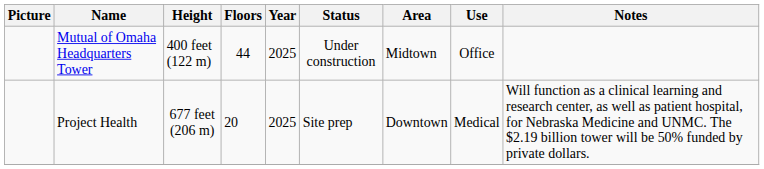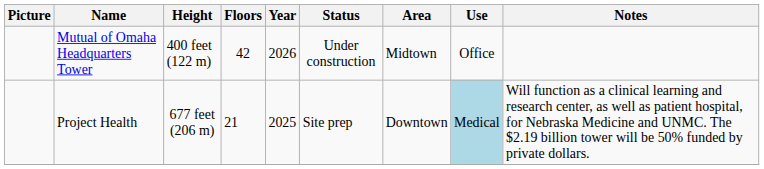(243, 53) 44 -> (243, 53) 42
(282, 53) 2025 -> (282, 53) 2026
(231, 122) 20 -> (231, 122) 21
(477, 122) no background -> (477, 122) lightblue background
